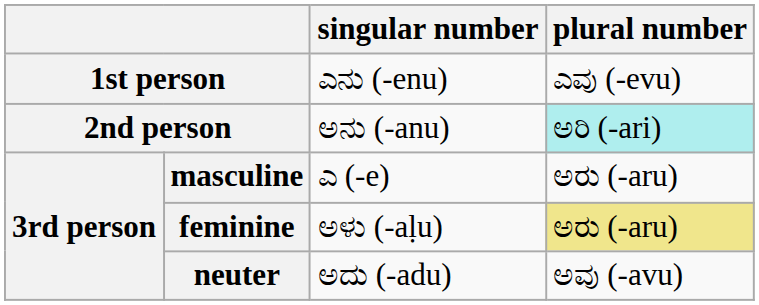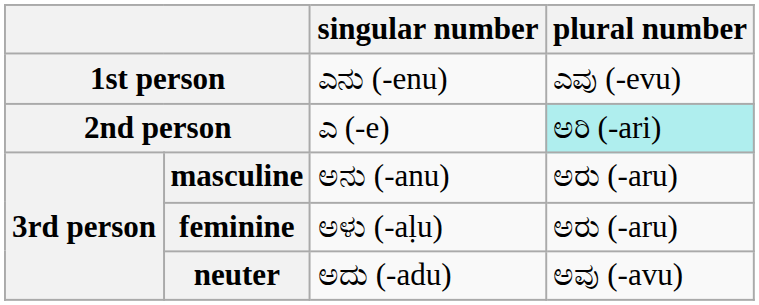(384, 127) ಅನು (-anu) -> (354, 127) ಎ (-e)
(354, 176) ಎ (-e) -> (384, 176) ಅನು (-anu)
(615, 226) khaki background -> (615, 226) no background
